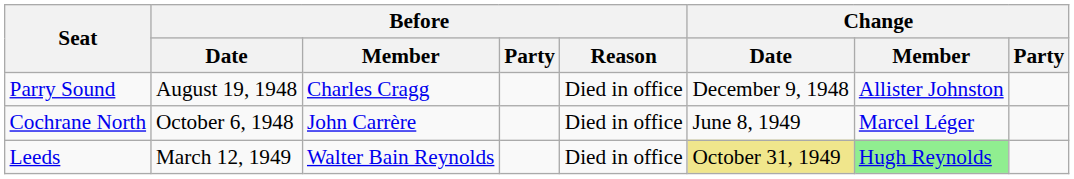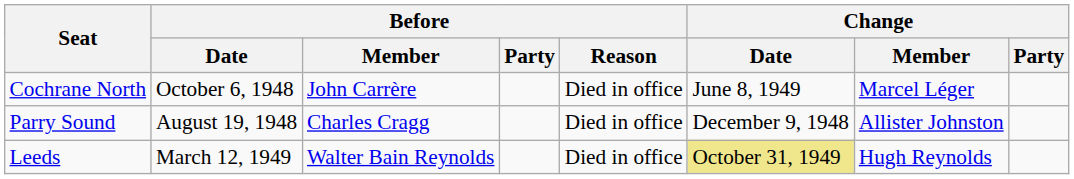rows swapped: (62, 88) <-> (78, 122)
(925, 156) lightgreen background -> (925, 156) no background
